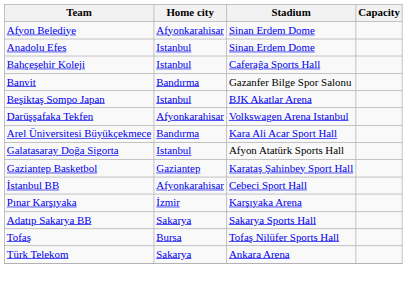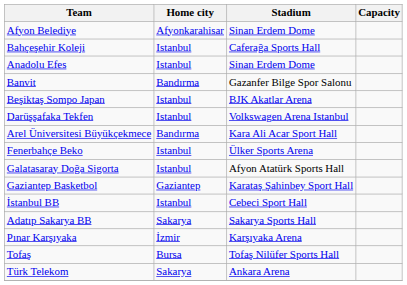rows swapped: (37, 47) <-> (46, 64)
(190, 116) Afyonkarahisar -> (174, 116) Istanbul
+ row: (45, 151)
(190, 185) Afyonkarahisar -> (174, 202) Istanbul
rows swapped: (42, 202) <-> (49, 220)
